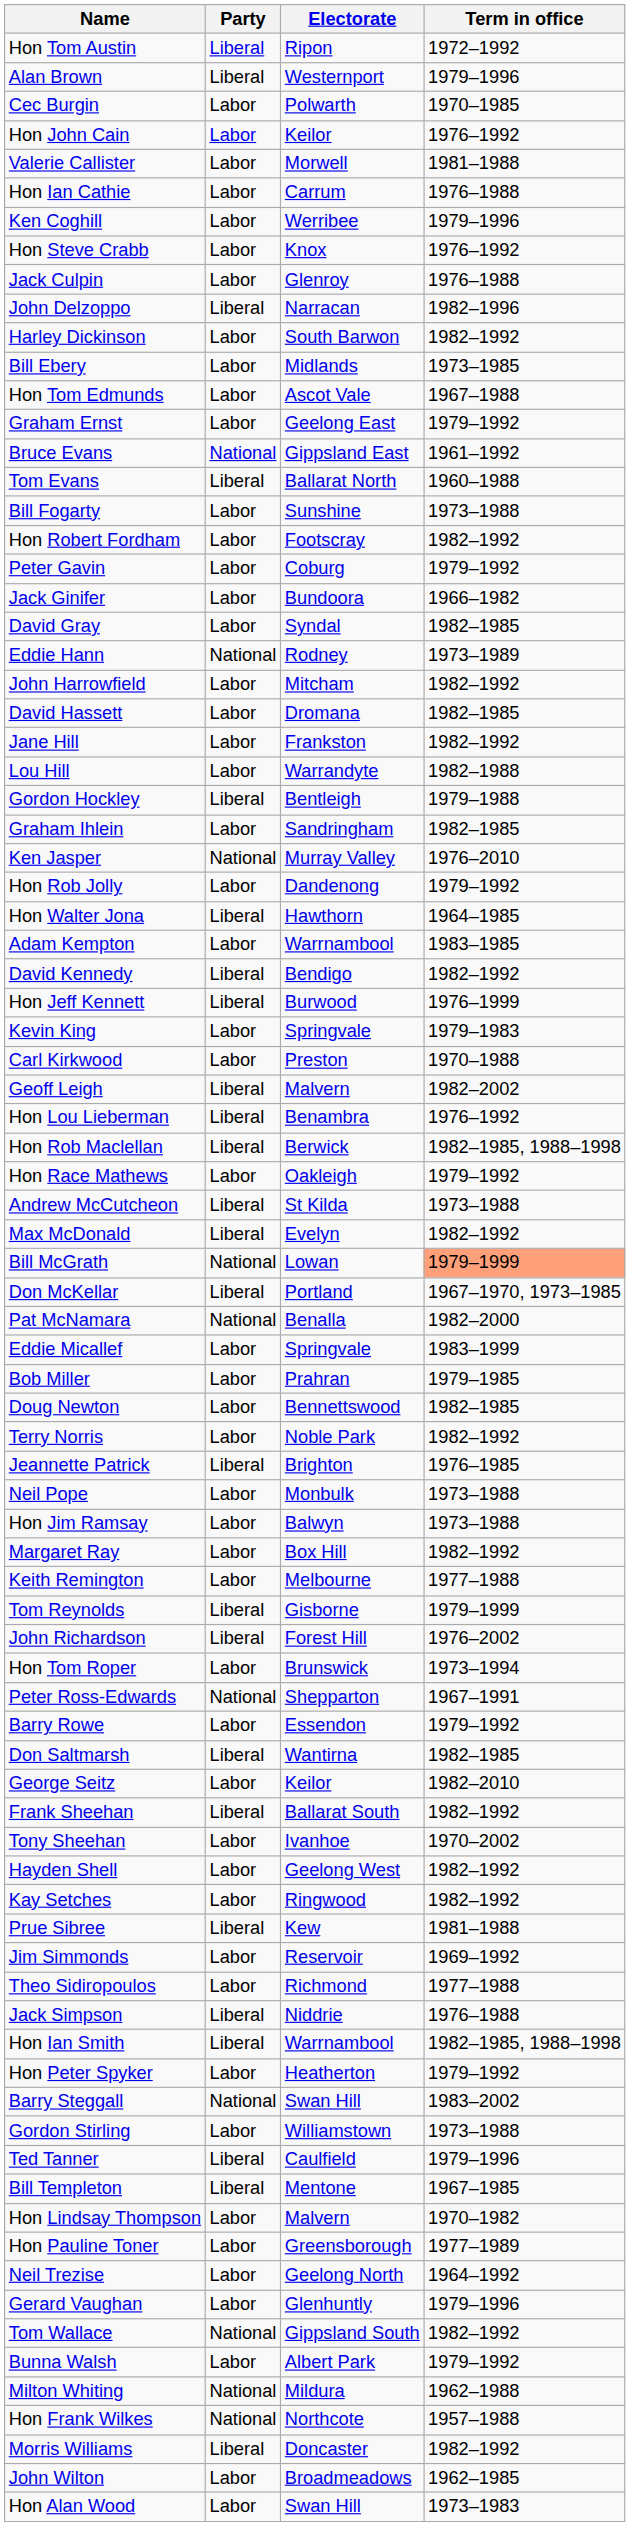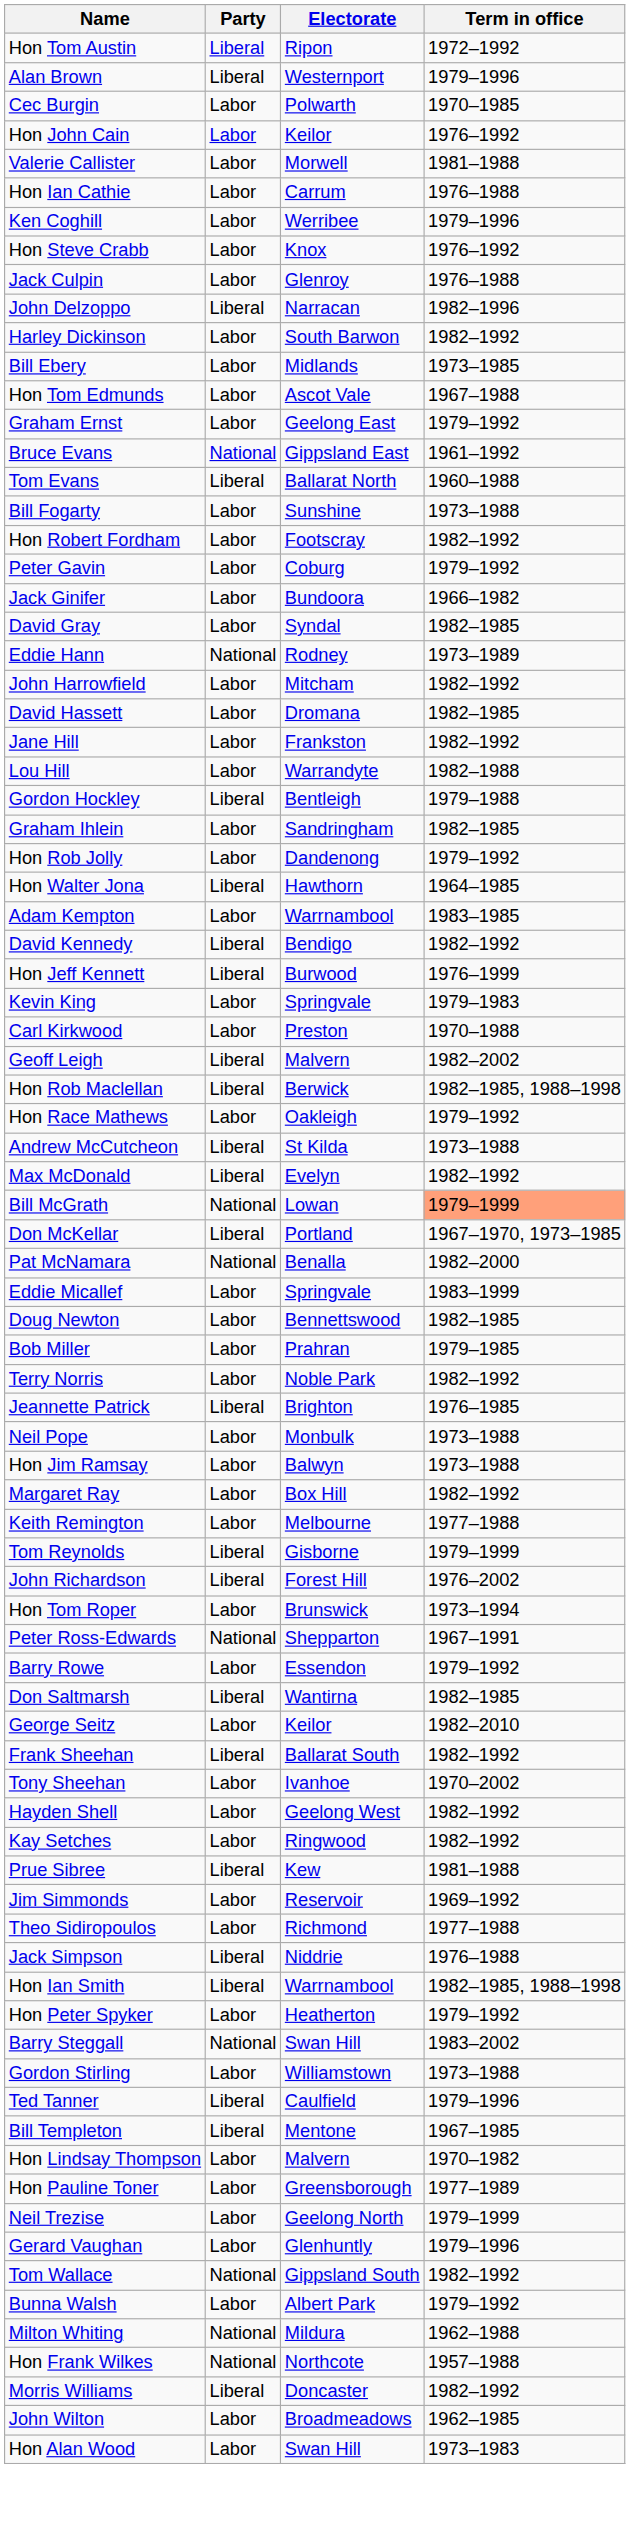- row: (55, 857)
- row: (89, 1118)
rows swapped: (49, 1378) <-> (64, 1407)
(474, 2275) 1964–1992 -> (474, 2217) 1979–1999
